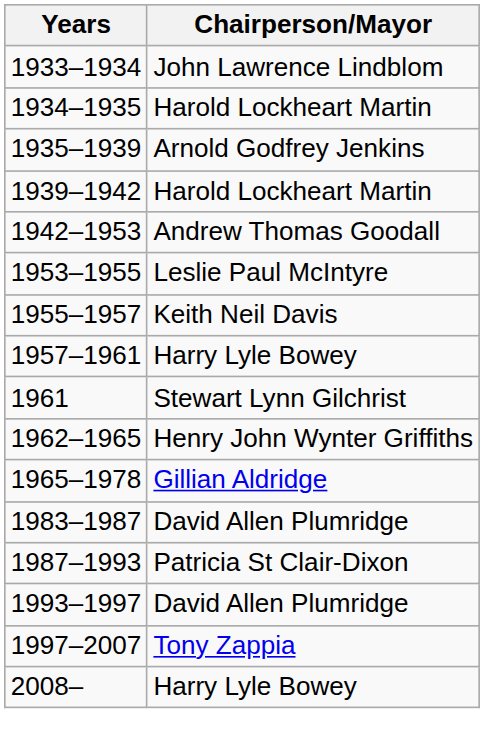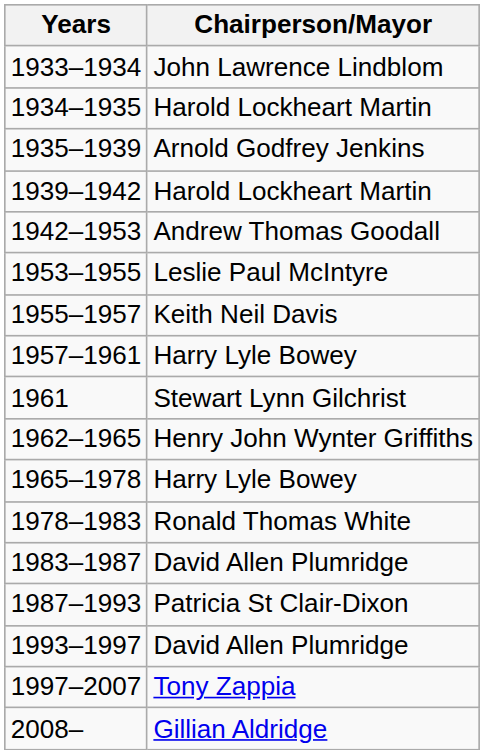(240, 480) Gillian Aldridge -> (255, 480) Harry Lyle Bowey
+ row: (76, 521)
(255, 686) Harry Lyle Bowey -> (240, 728) Gillian Aldridge
